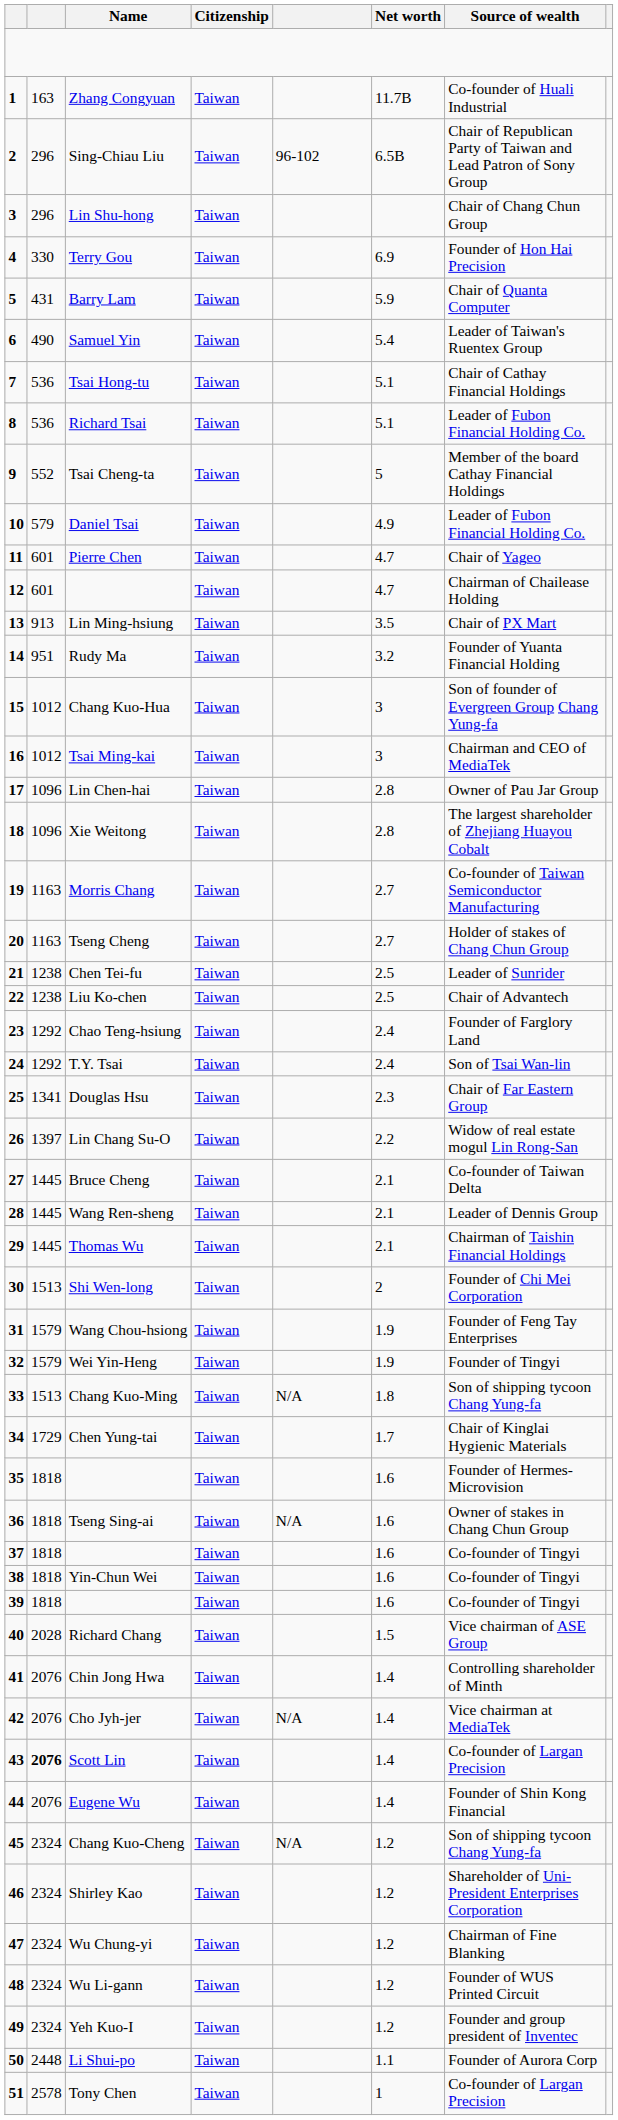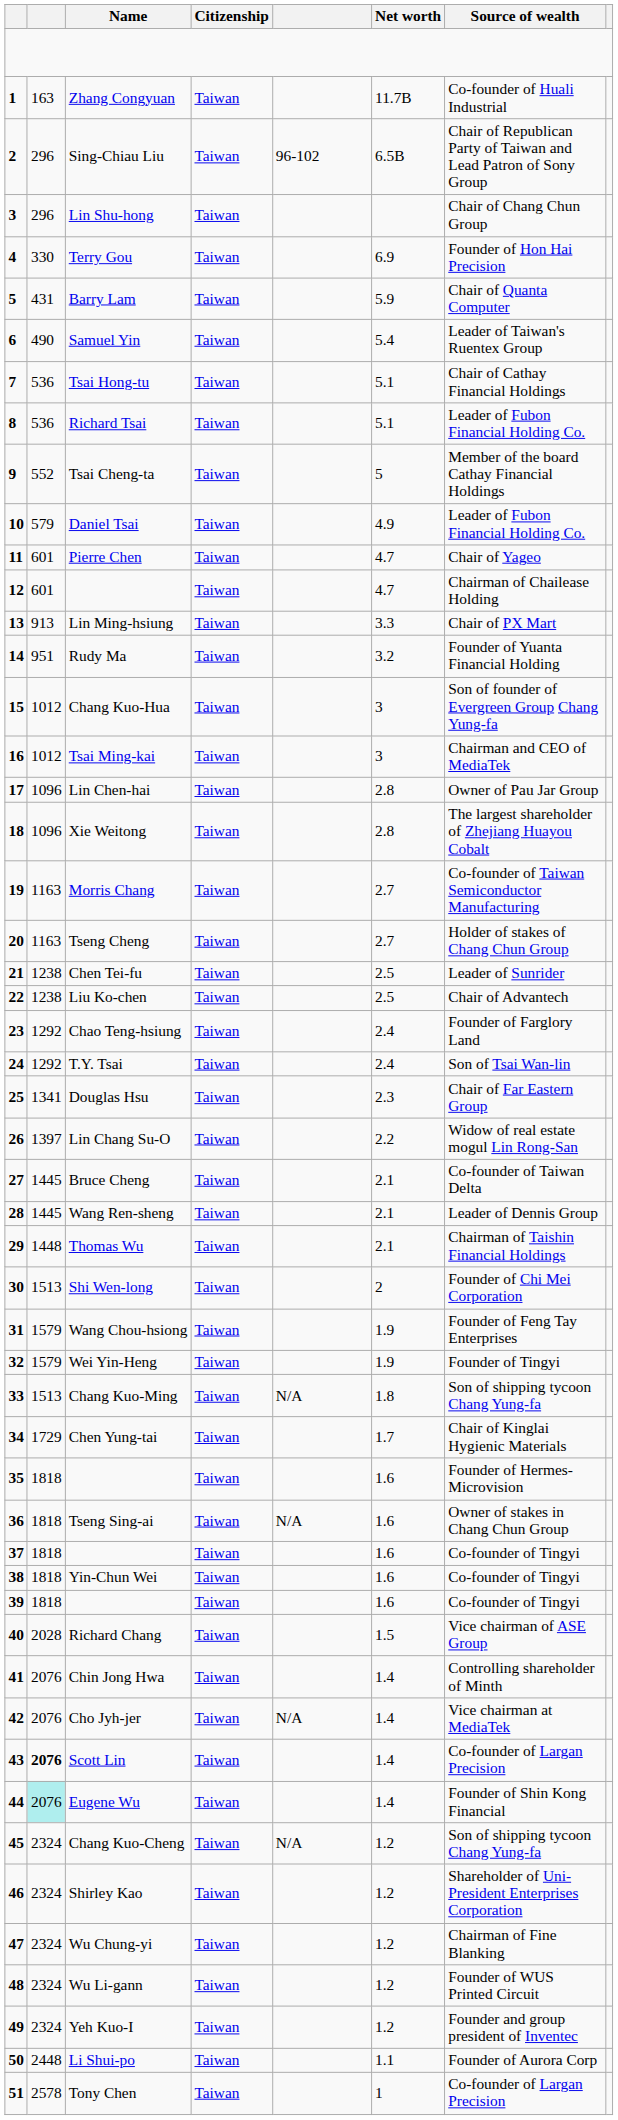(385, 623) 3.5 -> (385, 623) 3.3
(46, 1246) 1445 -> (46, 1246) 1448
(46, 1801) no background -> (46, 1801) paleturquoise background
